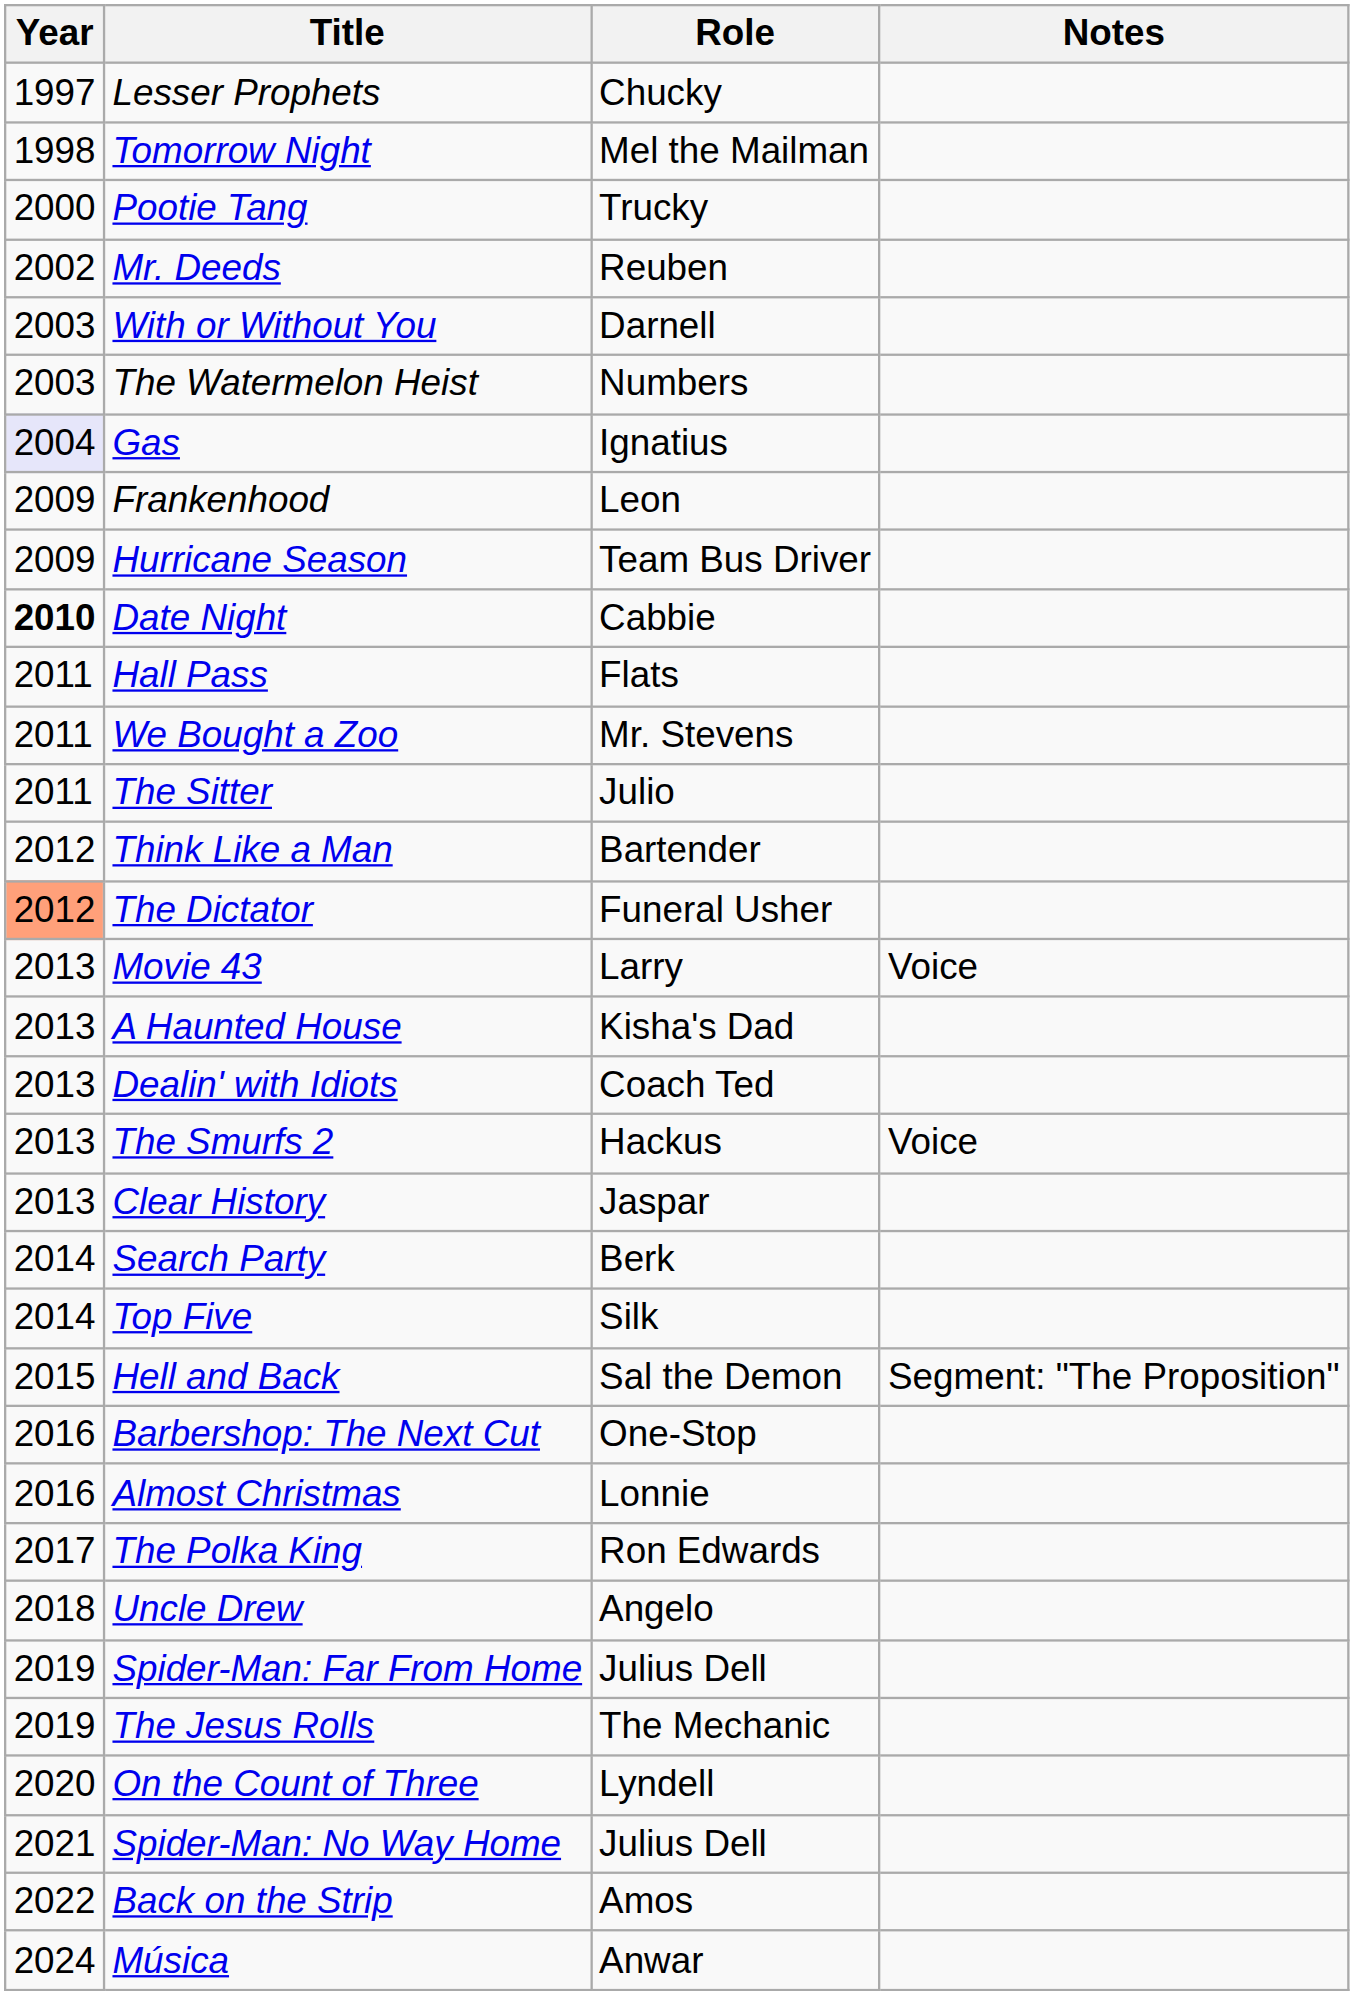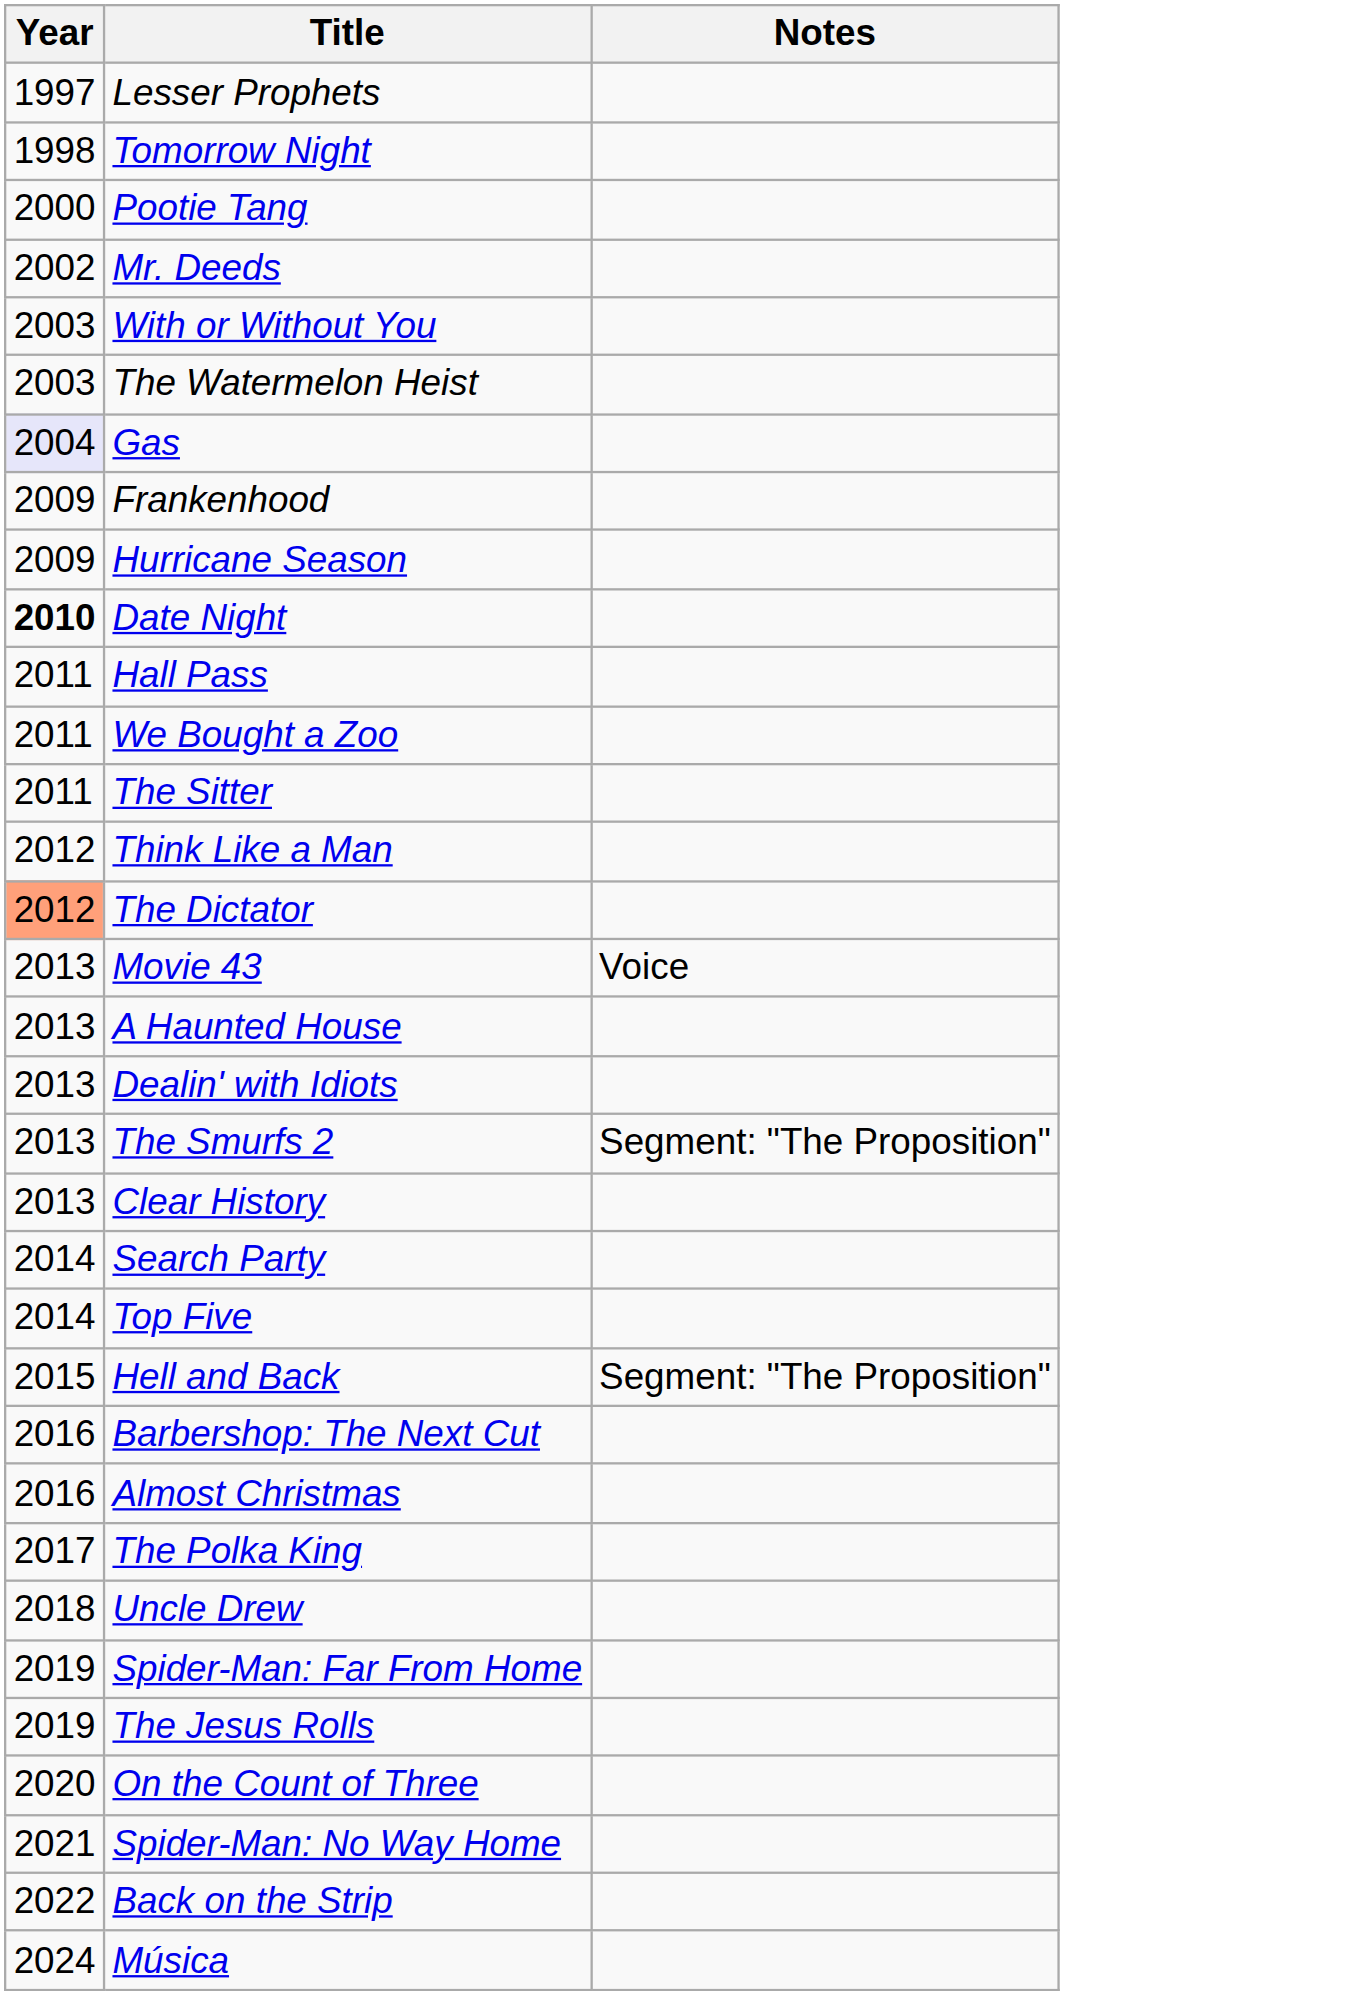- column: (735, 33)
(933, 1142) Voice -> (825, 1142) Segment: "The Proposition"
